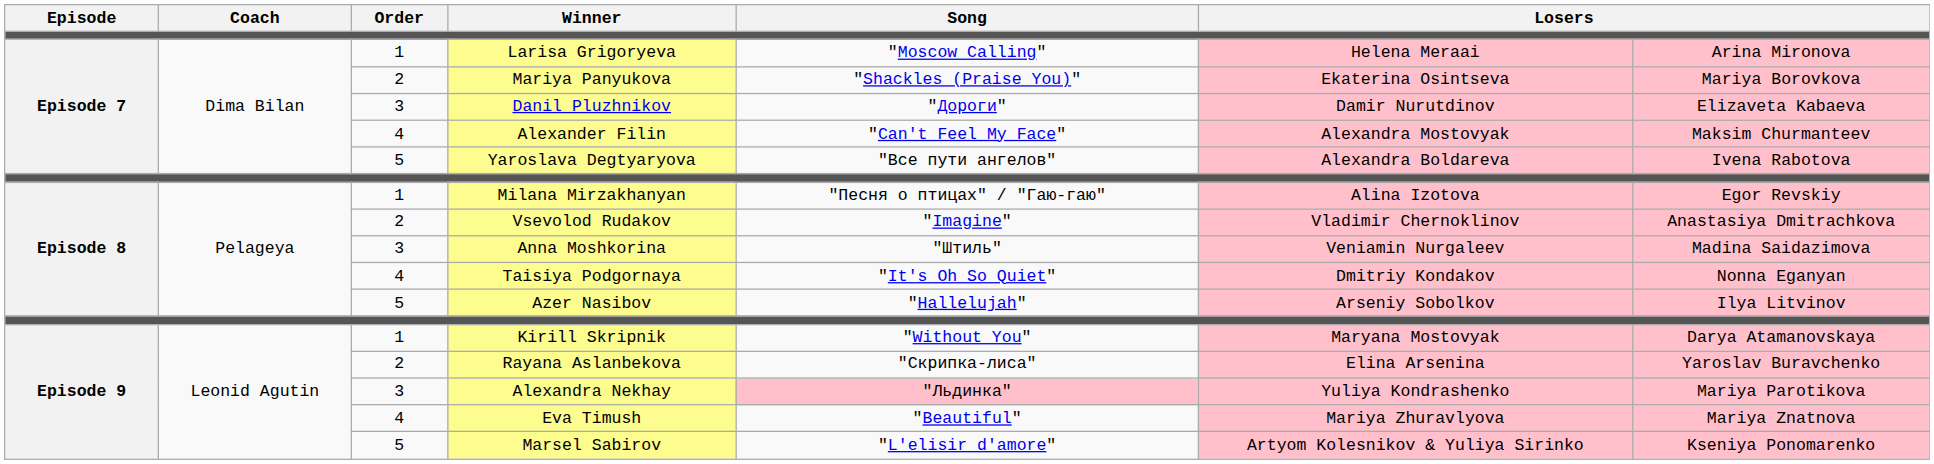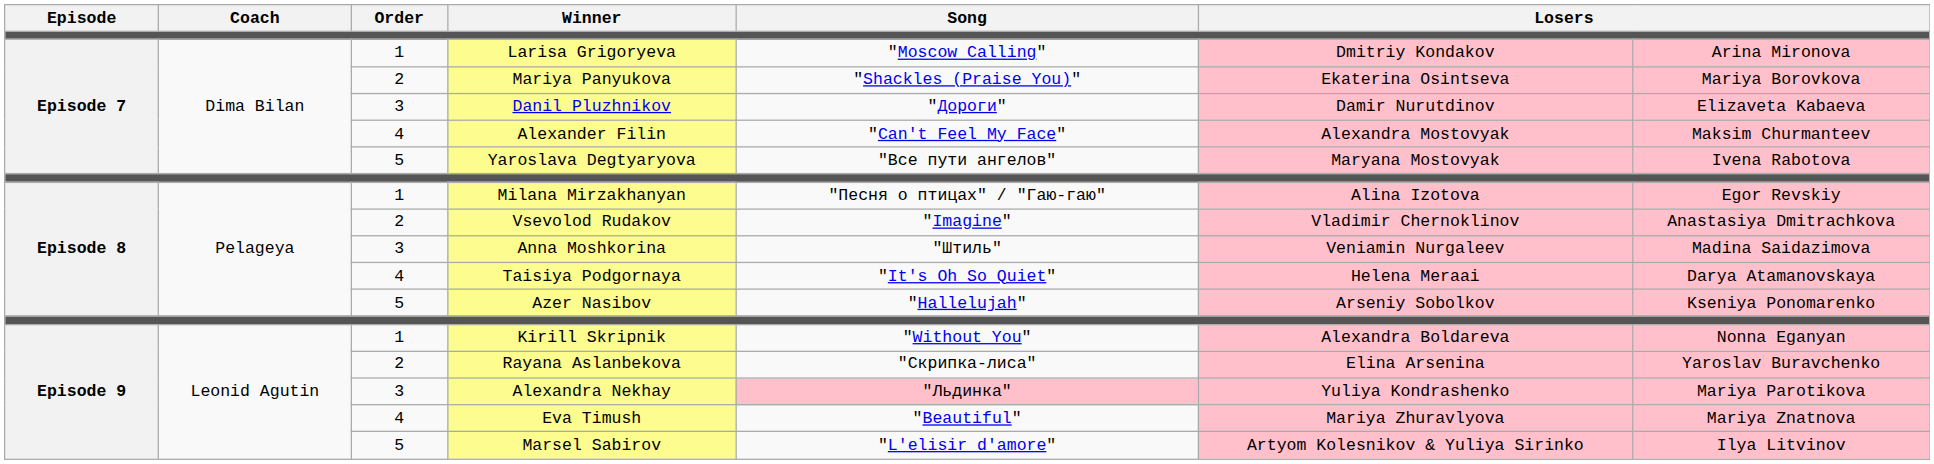(1415, 53) Helena Meraai -> (1415, 53) Dmitriy Kondakov
(1415, 160) Alexandra Boldareva -> (1415, 160) Maryana Mostovyak
(1415, 276) Dmitriy Kondakov -> (1415, 276) Helena Meraai
(1781, 276) Nonna Eganyan -> (1781, 276) Darya Atamanovskaya
(1781, 303) Ilya Litvinov -> (1781, 303) Kseniya Ponomarenko
(1415, 338) Maryana Mostovyak -> (1415, 338) Alexandra Boldareva
(1781, 338) Darya Atamanovskaya -> (1781, 338) Nonna Eganyan
(1781, 445) Kseniya Ponomarenko -> (1781, 445) Ilya Litvinov
